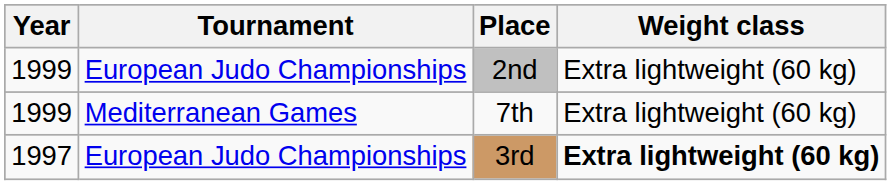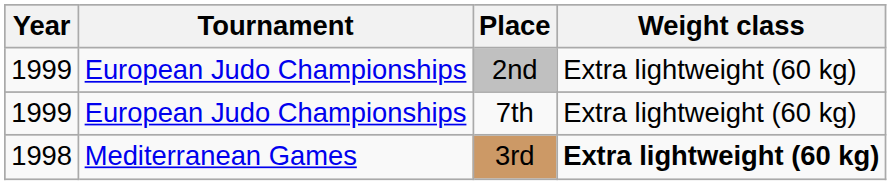(221, 112) Mediterranean Games -> (276, 112) European Judo Championships
(42, 156) 1997 -> (42, 156) 1998
(276, 156) European Judo Championships -> (221, 156) Mediterranean Games
